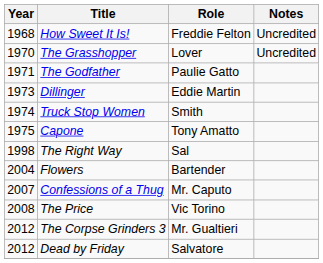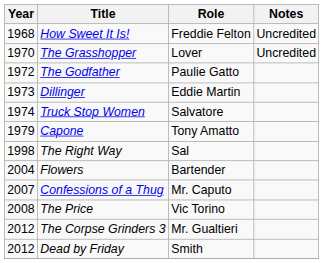(21, 72) 1971 -> (21, 72) 1972
(187, 111) Smith -> (197, 111) Salvatore
(21, 131) 1975 -> (21, 131) 1979
(197, 248) Salvatore -> (187, 248) Smith
